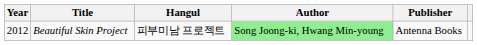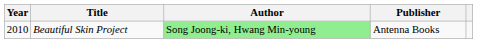- column: (183, 13)
(18, 31) 2012 -> (18, 30) 2010
